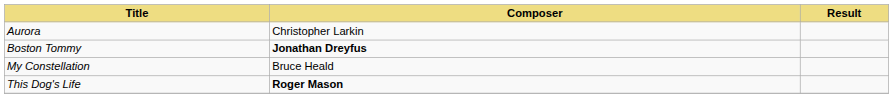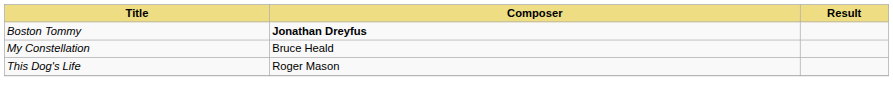- row: (24, 31)
(308, 84) bold -> (306, 66) normal
